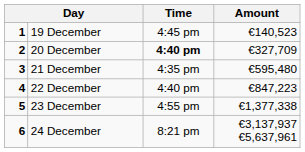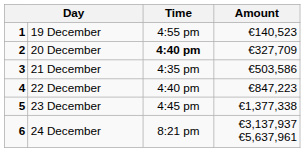(178, 32) 4:45 pm -> (178, 32) 4:55 pm
(273, 69) €595,480 -> (273, 69) €503,586
(178, 106) 4:55 pm -> (178, 106) 4:45 pm
